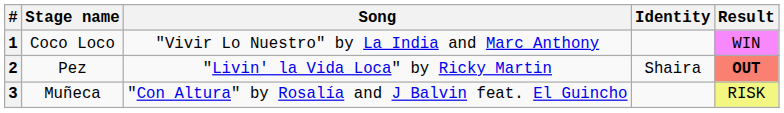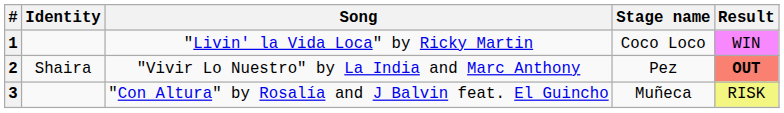columns swapped: (72, 17) <-> (673, 17)
(377, 43) "Vivir Lo Nuestro" by La India and Marc Anthony -> (358, 43) "Livin' la Vida Loca" by Ricky Martin
(377, 69) "Livin' la Vida Loca" by Ricky Martin -> (358, 69) "Vivir Lo Nuestro" by La India and Marc Anthony
